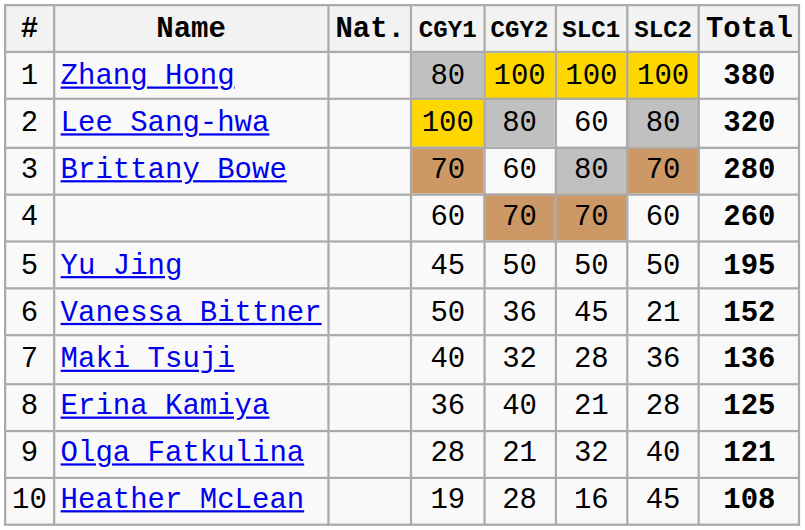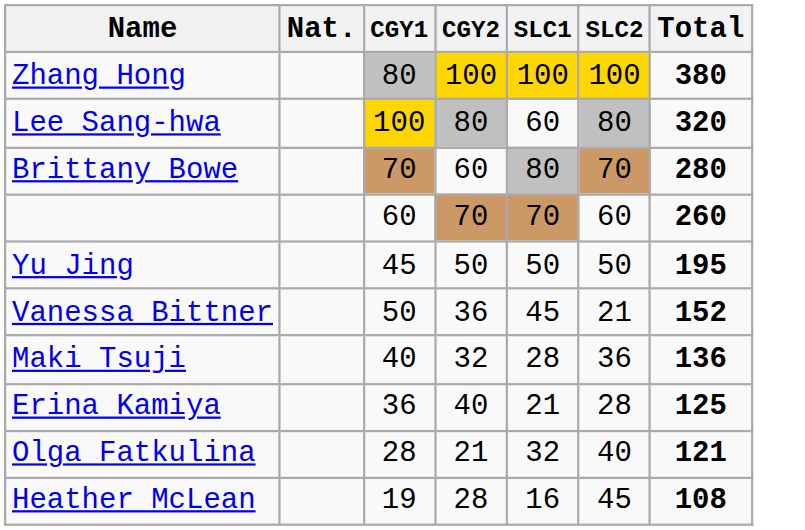- column: (29, 29)
